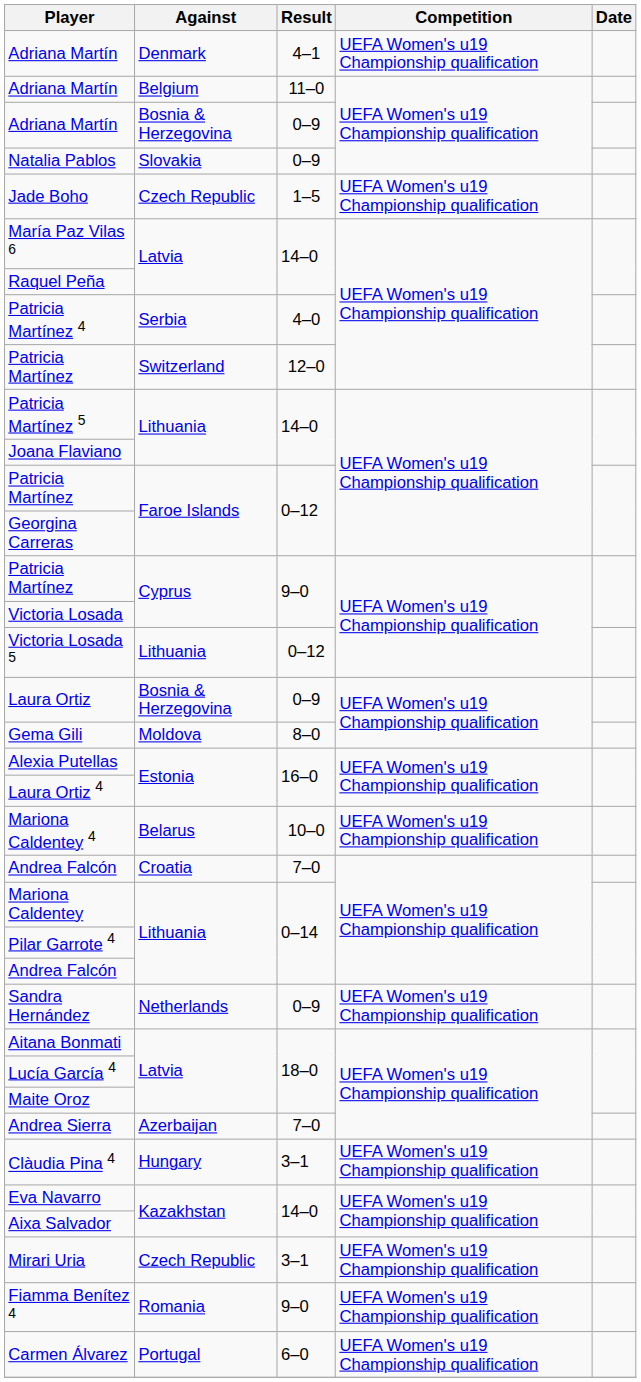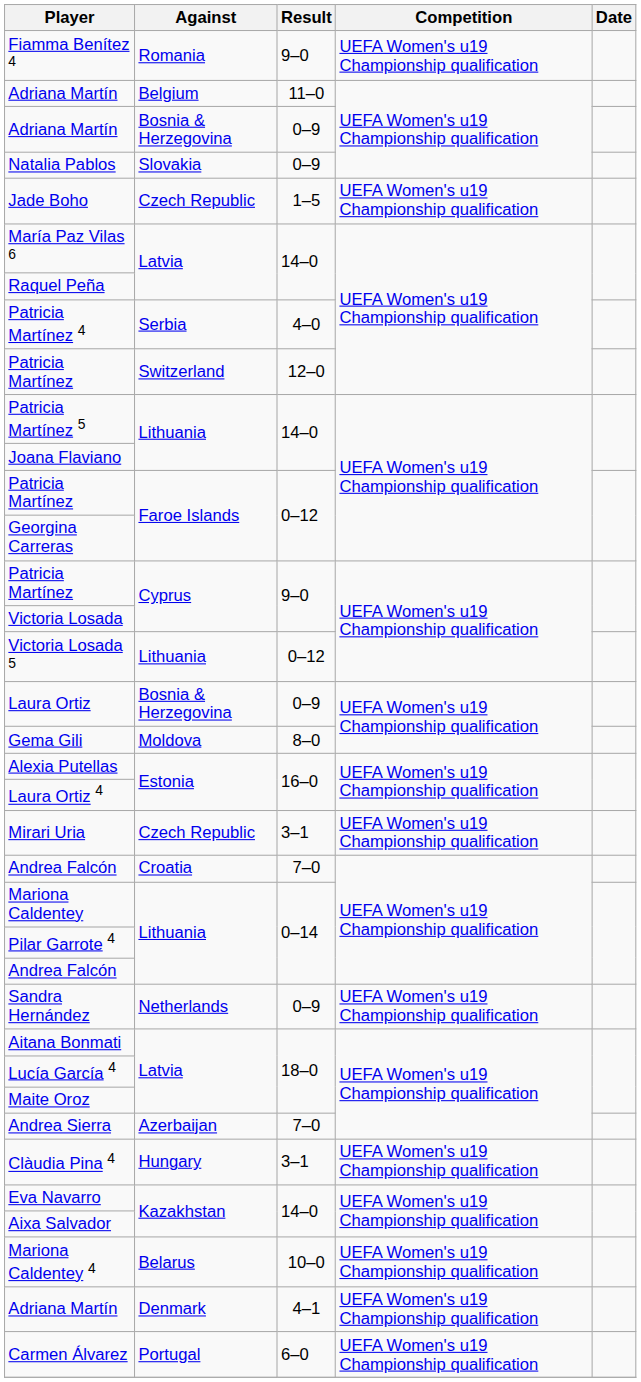rows swapped: (63, 53) <-> (69, 1303)
rows swapped: (52, 830) <-> (47, 1259)
